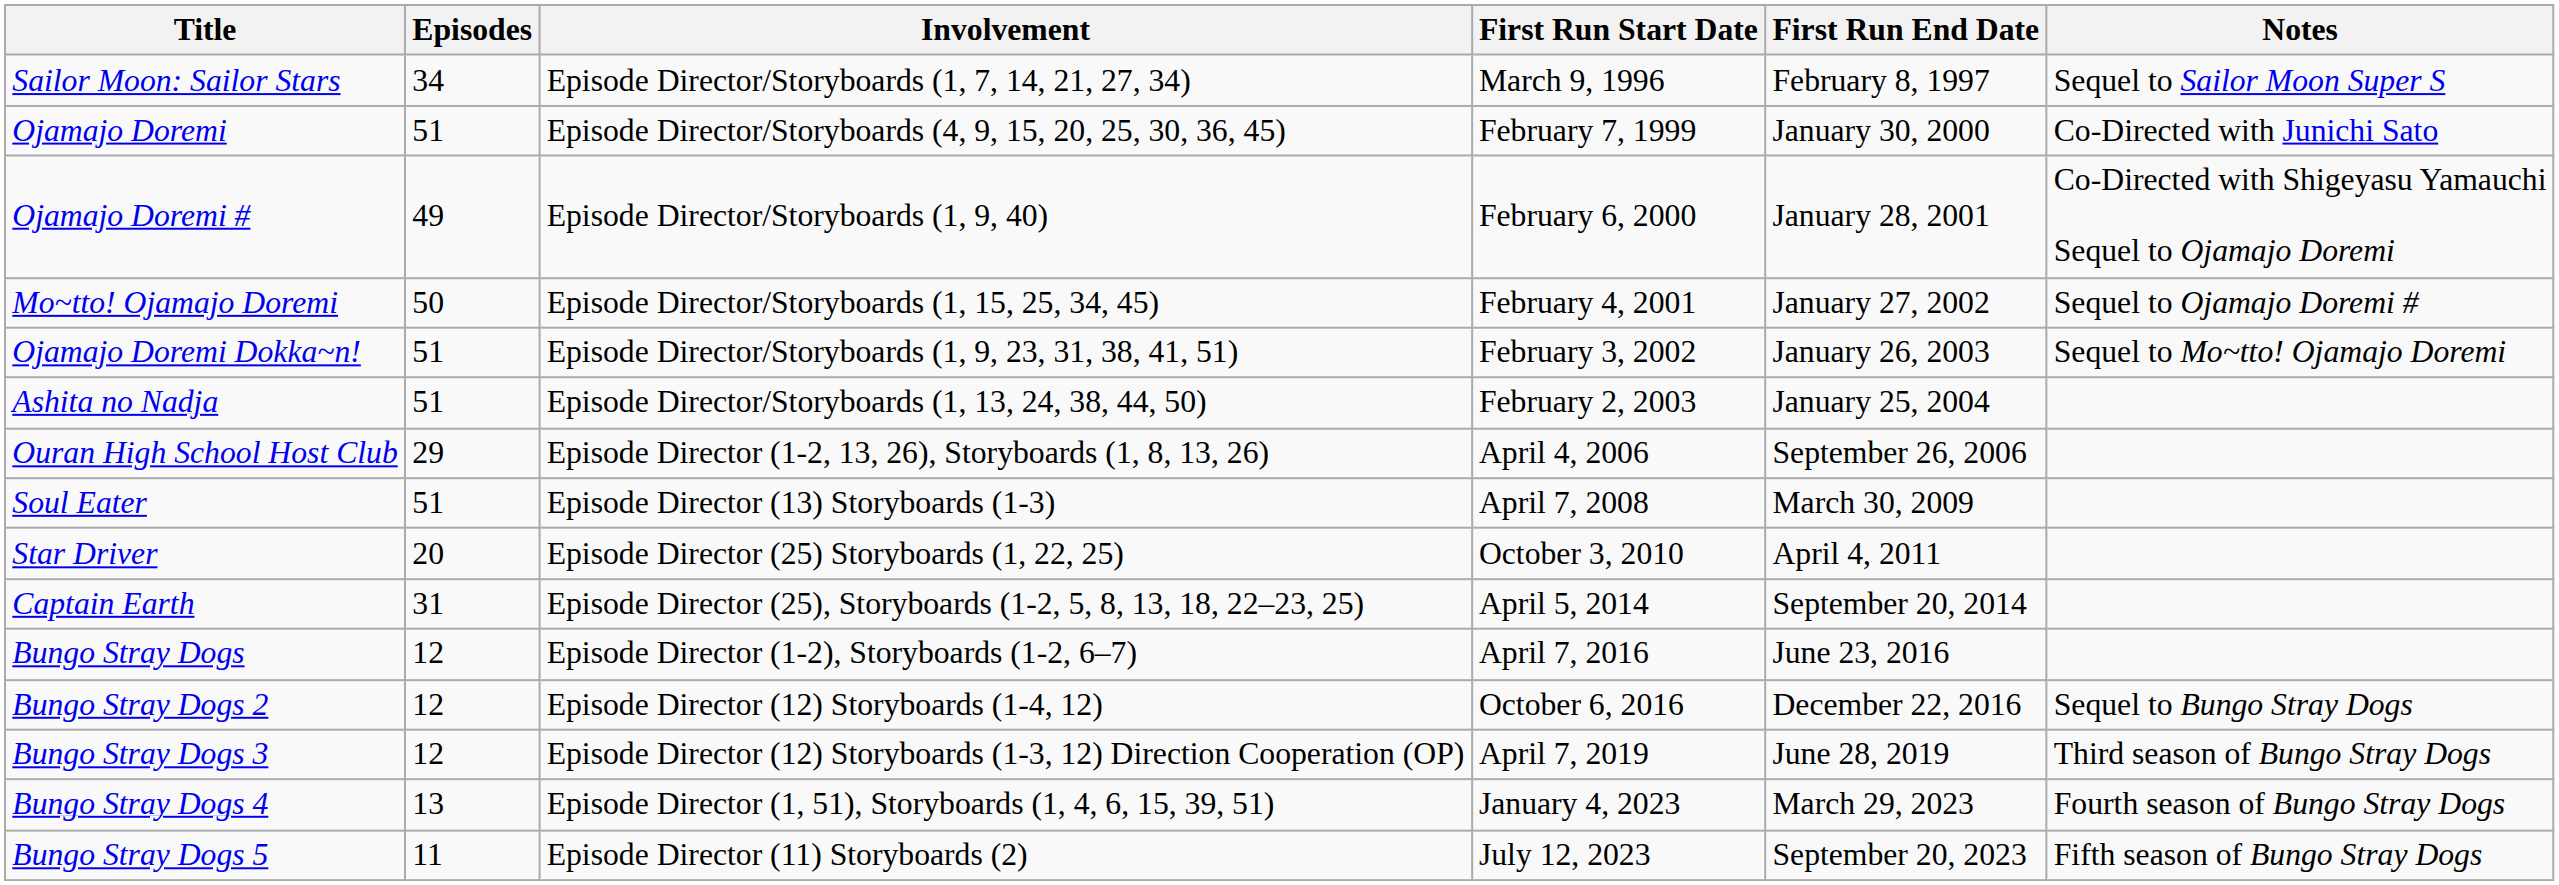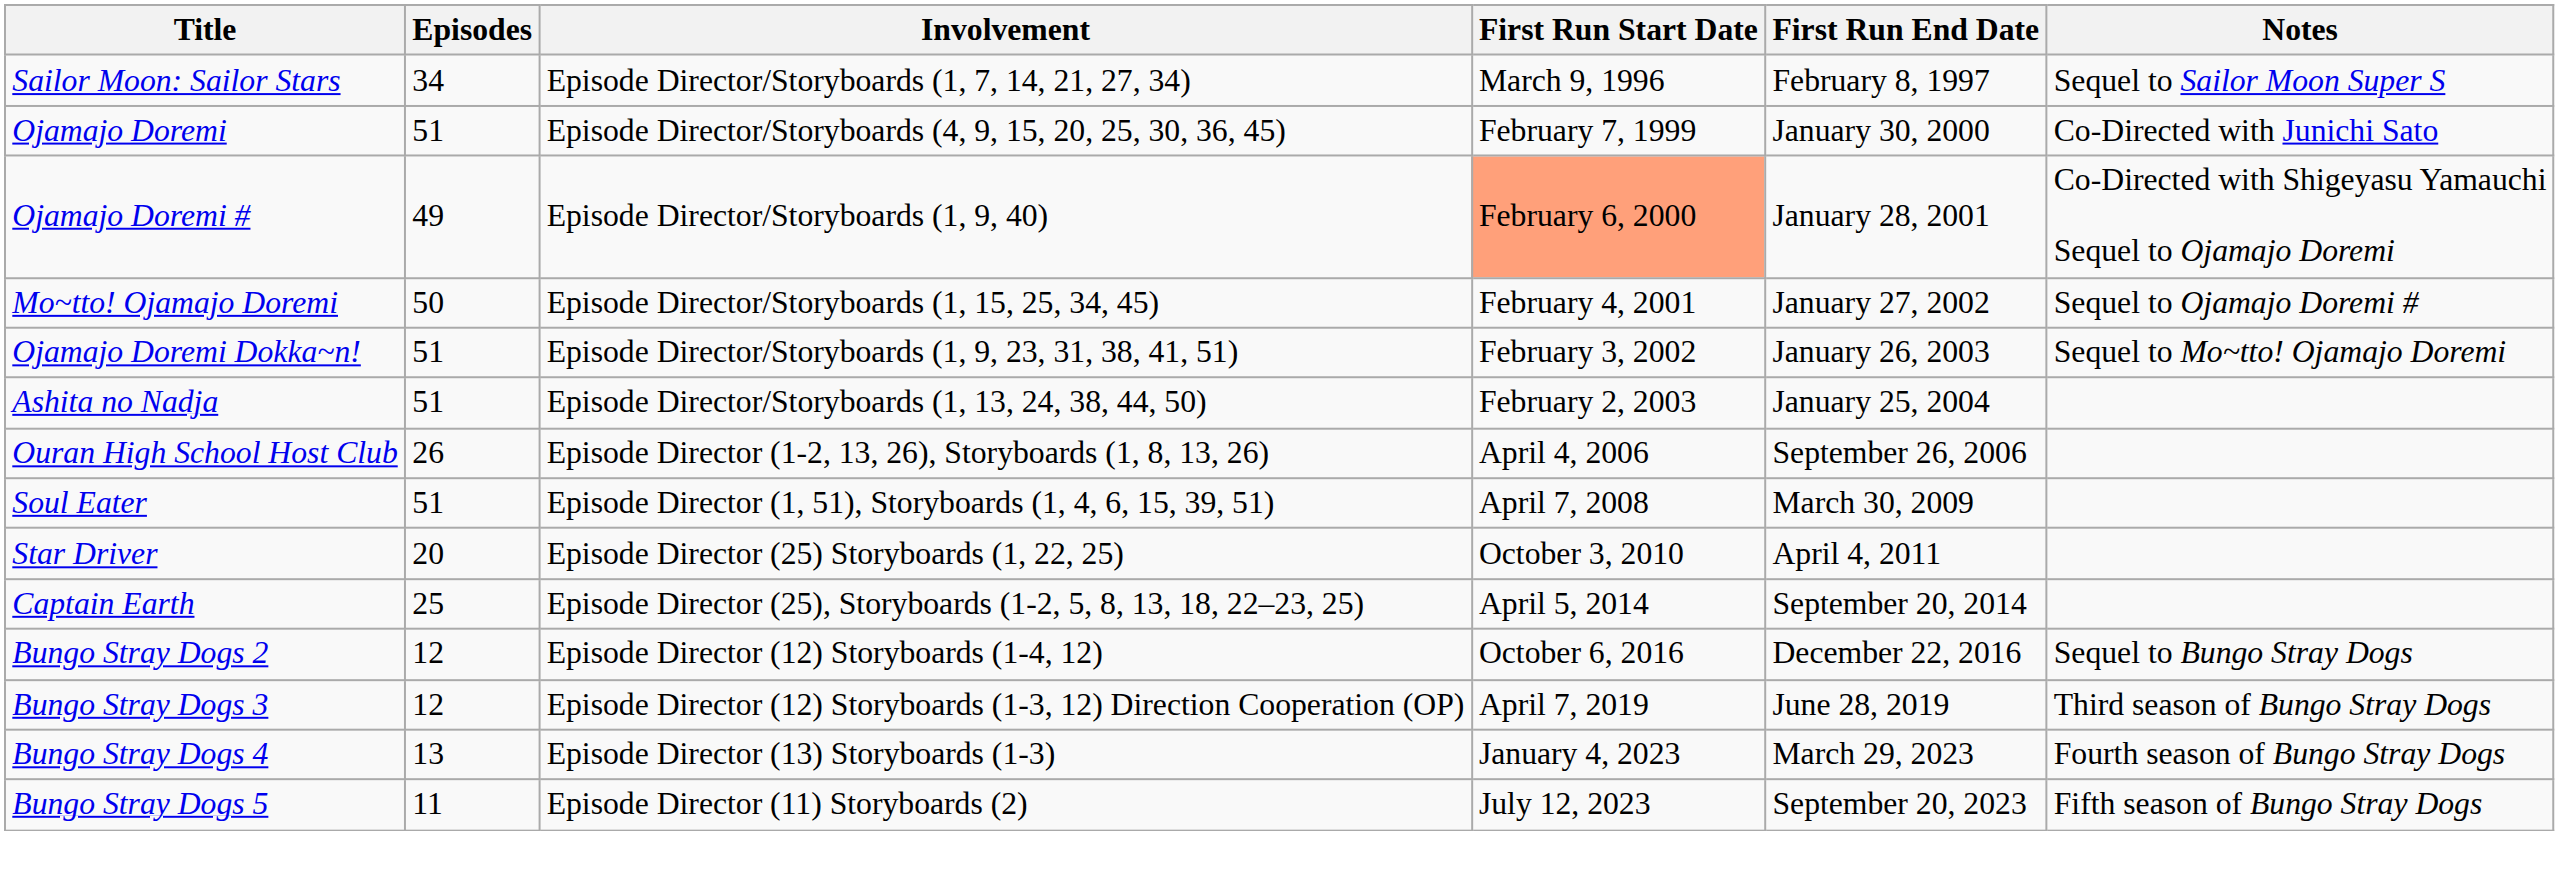(1588, 215) no background -> (1588, 215) lightsalmon background
(428, 452) 29 -> (428, 452) 26
(801, 502) Episode Director (13) Storyboards (1-3) -> (910, 502) Episode Director (1, 51), Storyboards (1, 4, 6, 15, 39, 51)
(428, 603) 31 -> (428, 603) 25
- row: (128, 653)
(910, 804) Episode Director (1, 51), Storyboards (1, 4, 6, 15, 39, 51) -> (801, 754) Episode Director (13) Storyboards (1-3)
